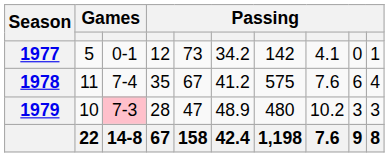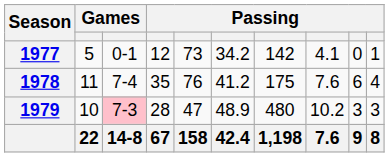(193, 82) 67 -> (193, 82) 76
(280, 82) 575 -> (280, 82) 175
